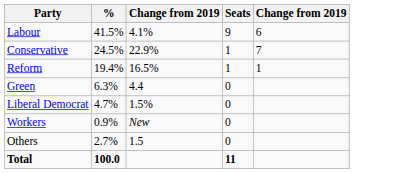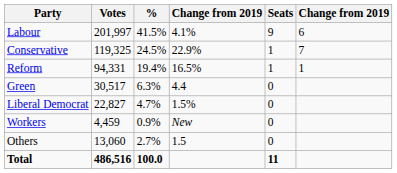+ column: (113, 13)
